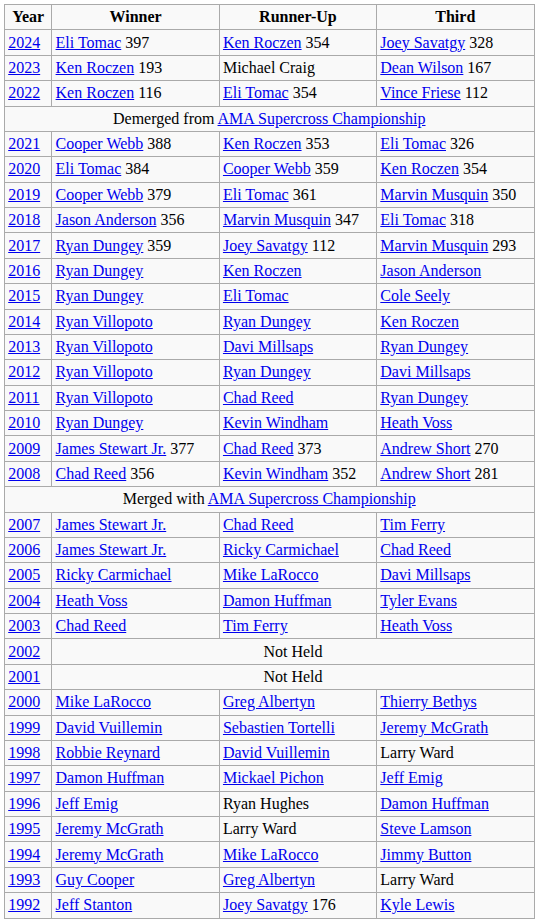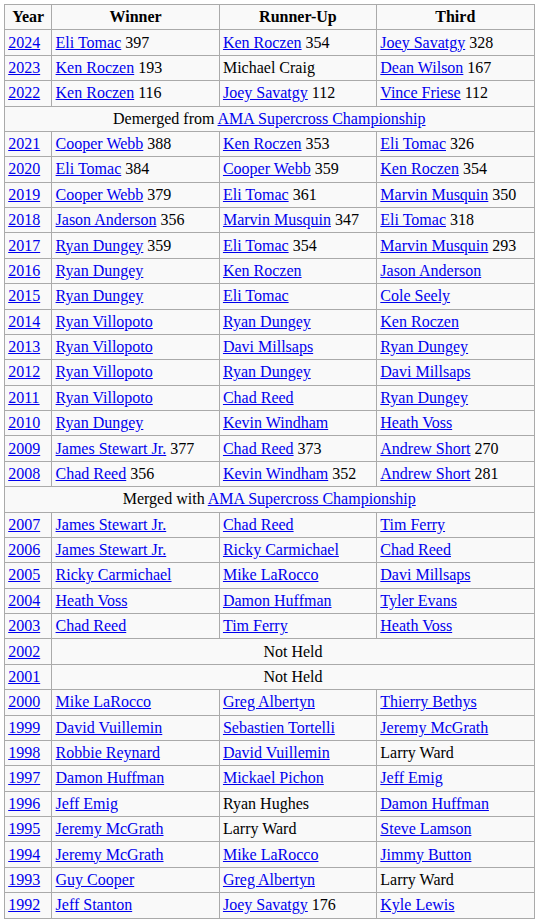(270, 93) Eli Tomac 354 -> (279, 93) Joey Savatgy 112
(279, 245) Joey Savatgy 112 -> (270, 245) Eli Tomac 354
